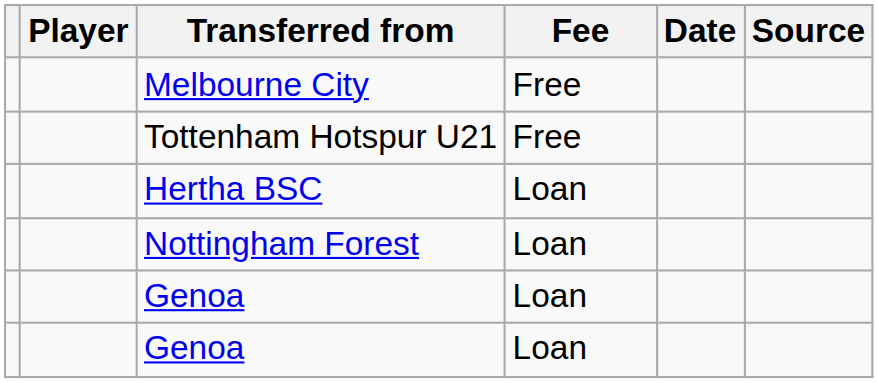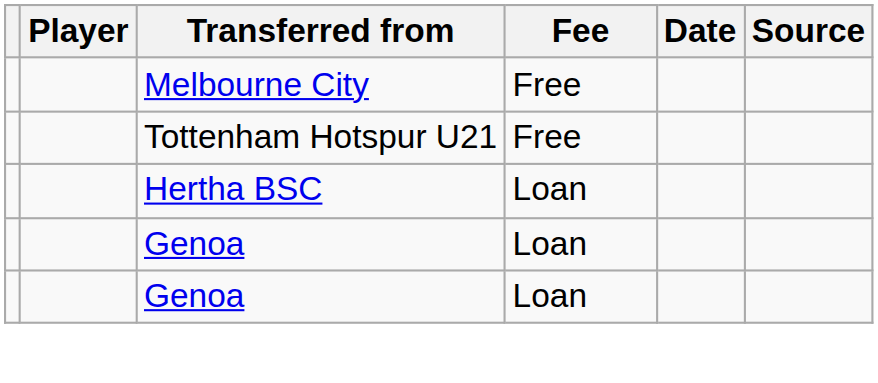- row: (282, 243)
